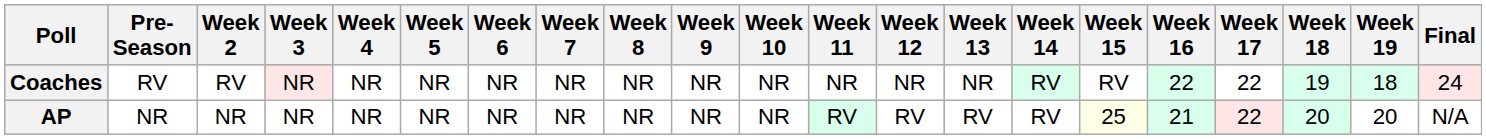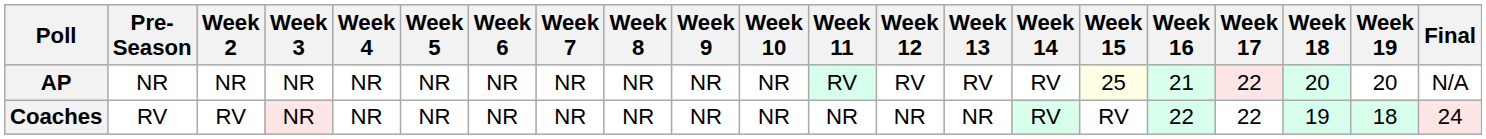rows swapped: (56, 117) <-> (56, 82)
